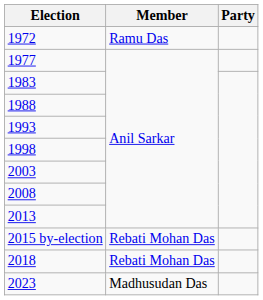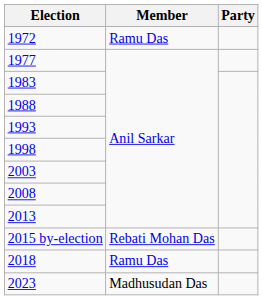(162, 261) Rebati Mohan Das -> (139, 261) Ramu Das
